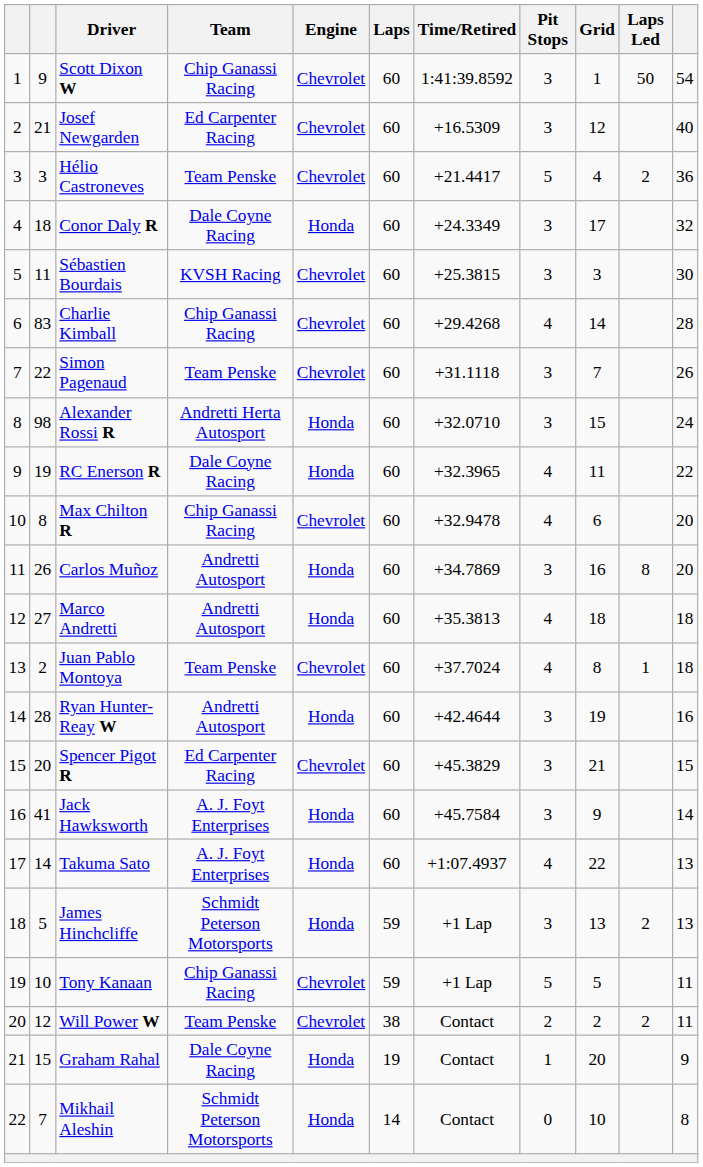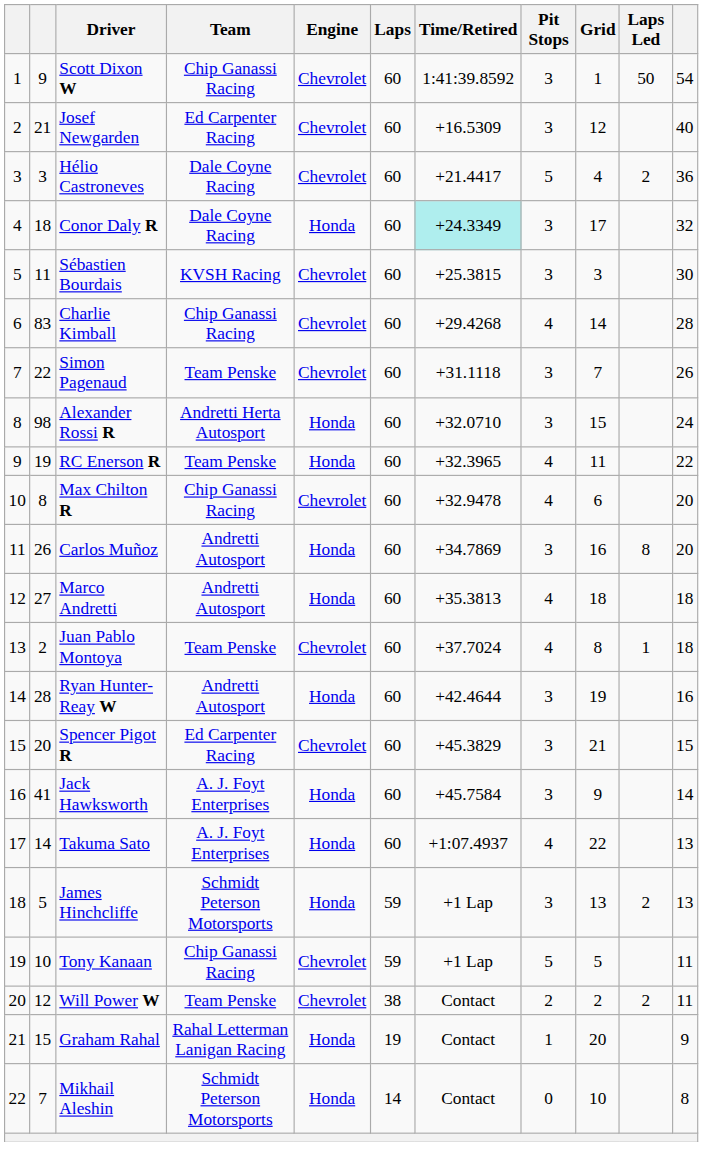(230, 176) Team Penske -> (230, 176) Dale Coyne Racing
(467, 225) no background -> (468, 225) paleturquoise background
(230, 471) Dale Coyne Racing -> (230, 460) Team Penske
(230, 1060) Dale Coyne Racing -> (230, 1039) Rahal Letterman Lanigan Racing
